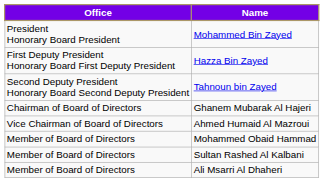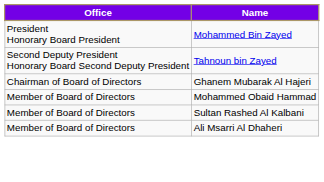- row: (231, 60)
- row: (251, 123)
